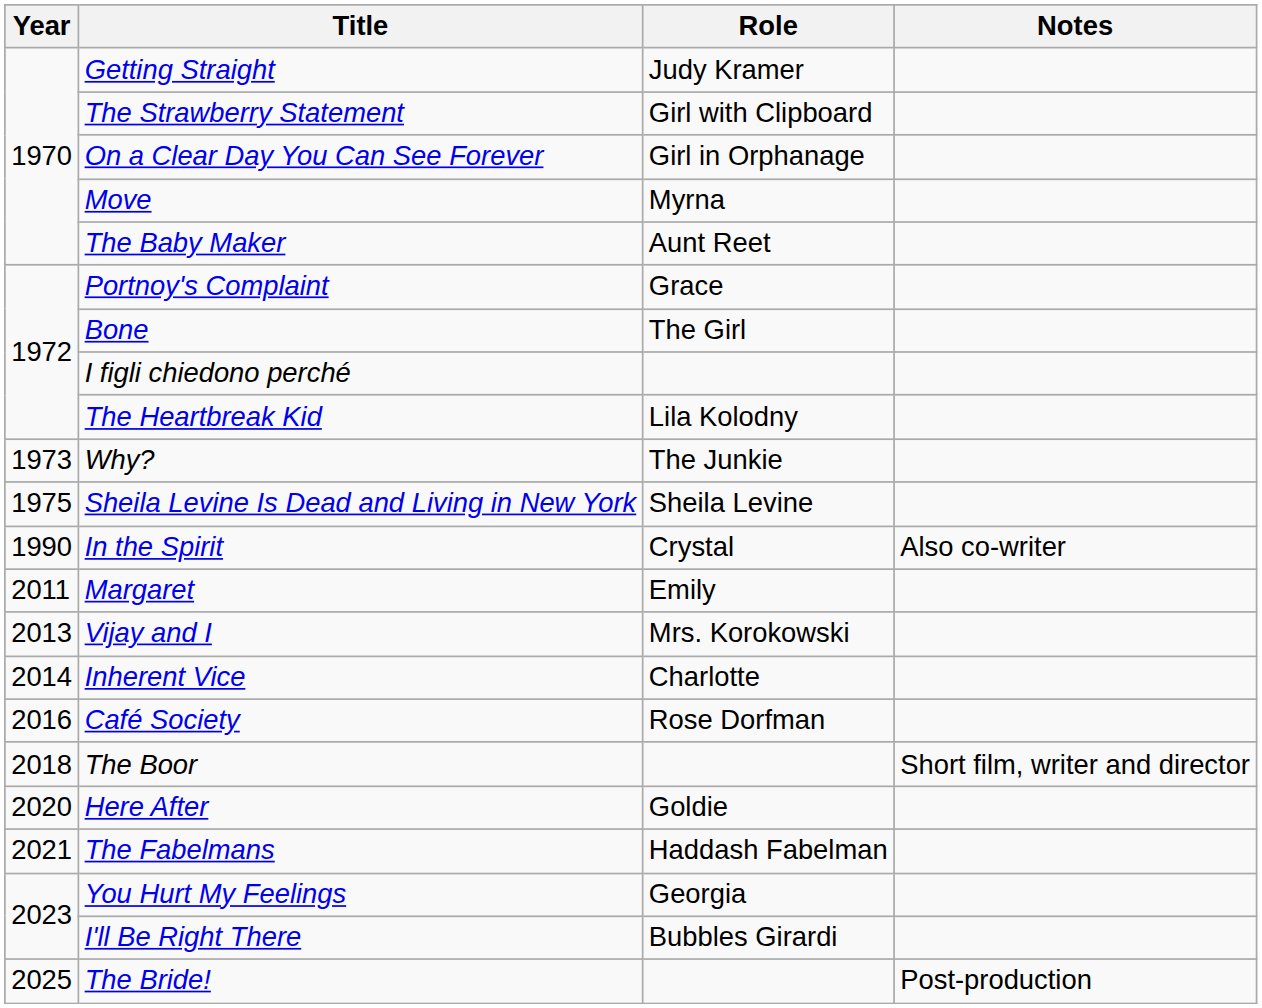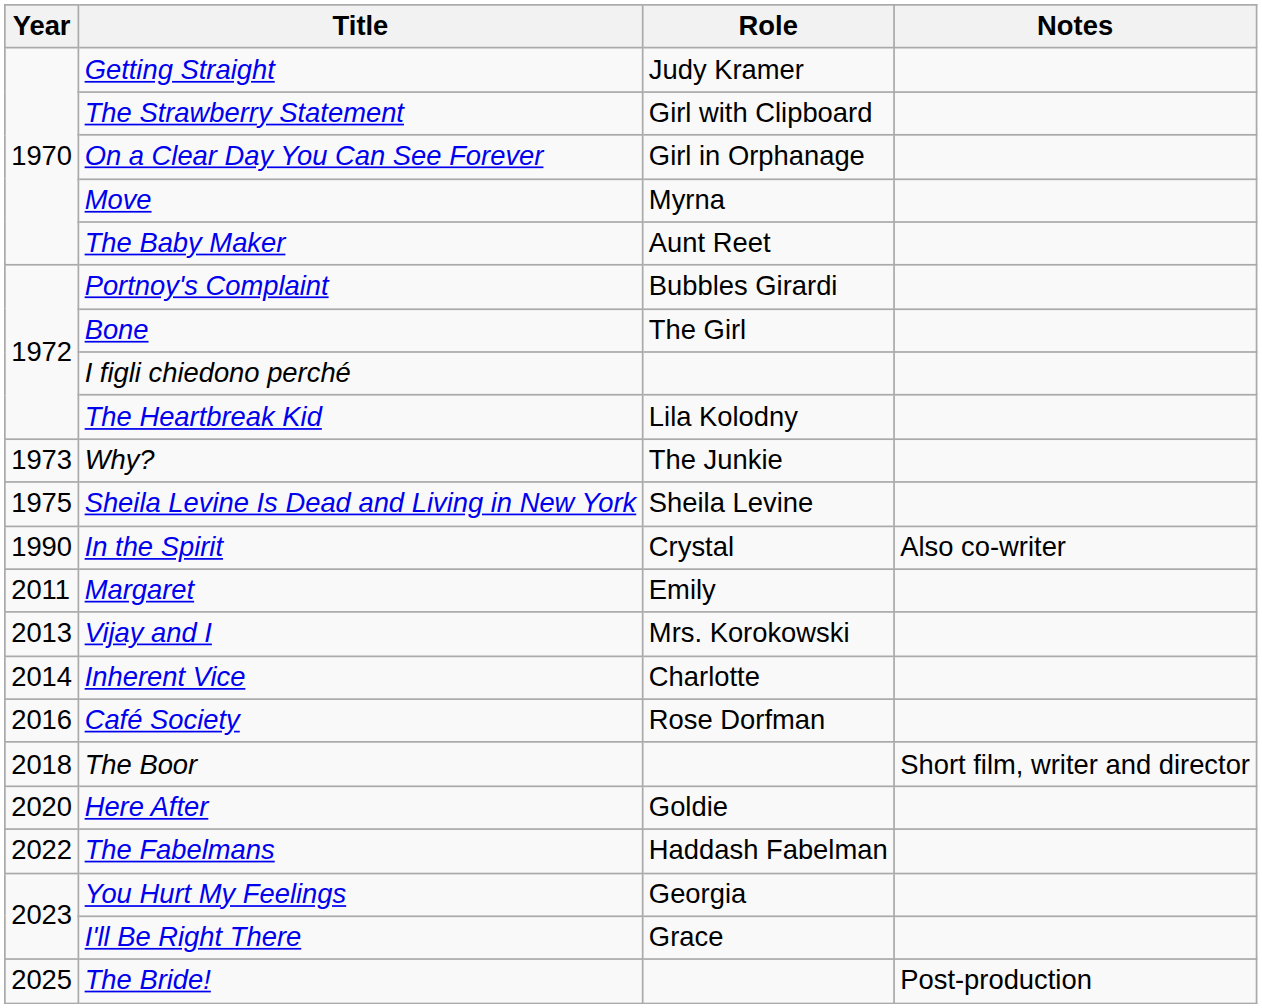(686, 286) Grace -> (743, 286) Bubbles Girardi
(42, 850) 2021 -> (42, 850) 2022
(743, 937) Bubbles Girardi -> (686, 937) Grace
